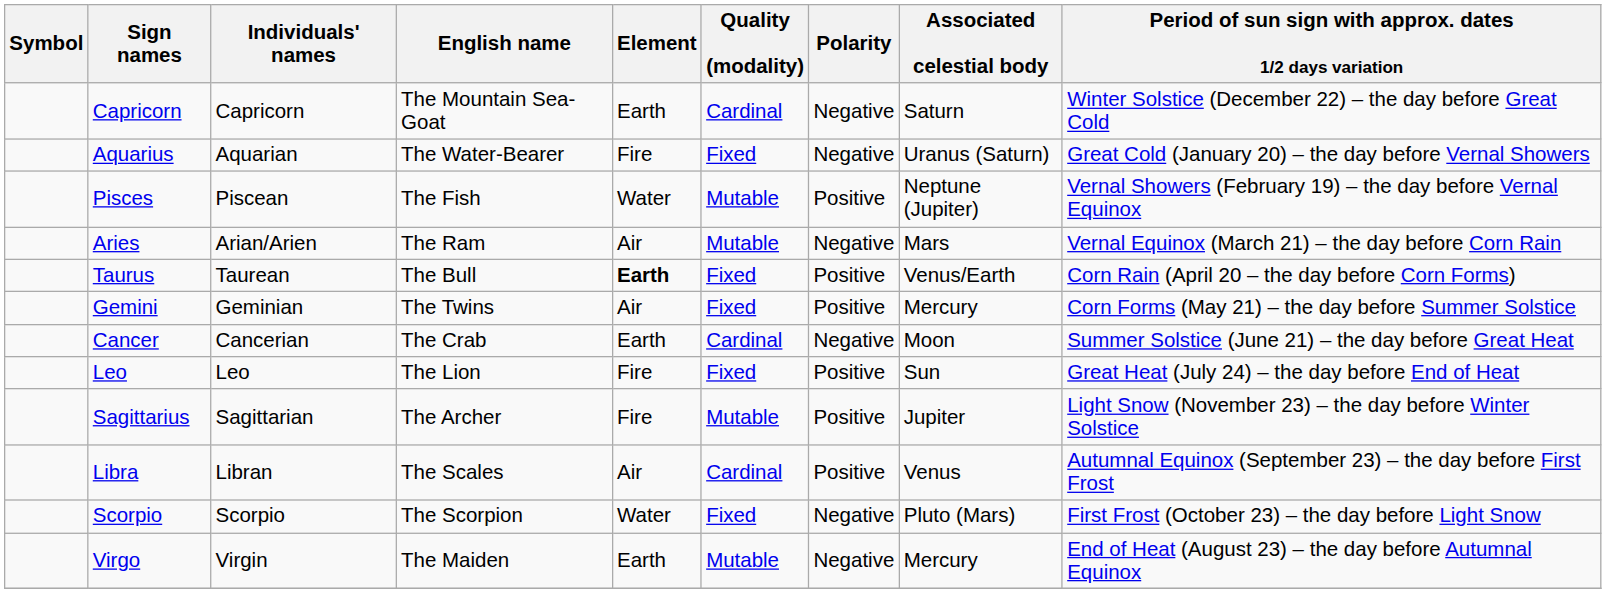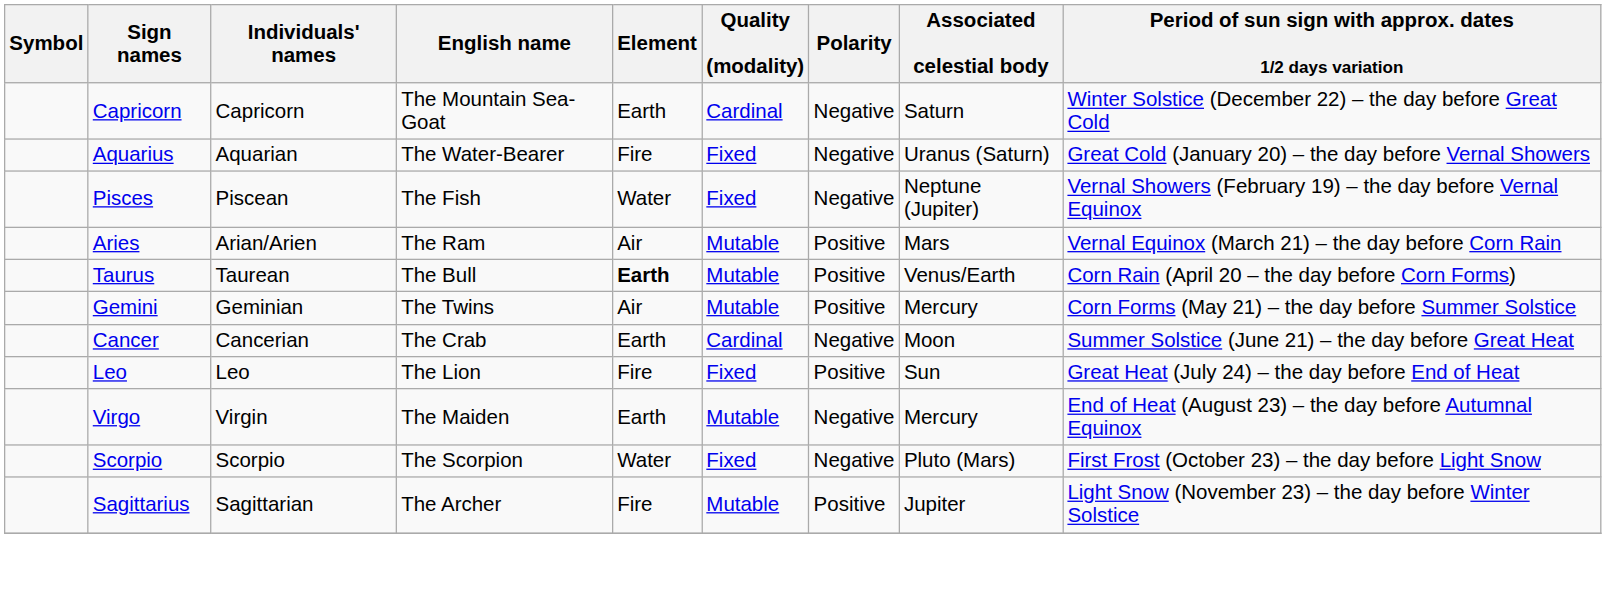(743, 198) Mutable -> (731, 198) Fixed
(849, 198) Positive -> (854, 198) Negative
(854, 242) Negative -> (849, 242) Positive
(731, 275) Fixed -> (743, 275) Mutable
(731, 307) Fixed -> (743, 307) Mutable
rows swapped: (116, 560) <-> (141, 416)
- row: (116, 472)
